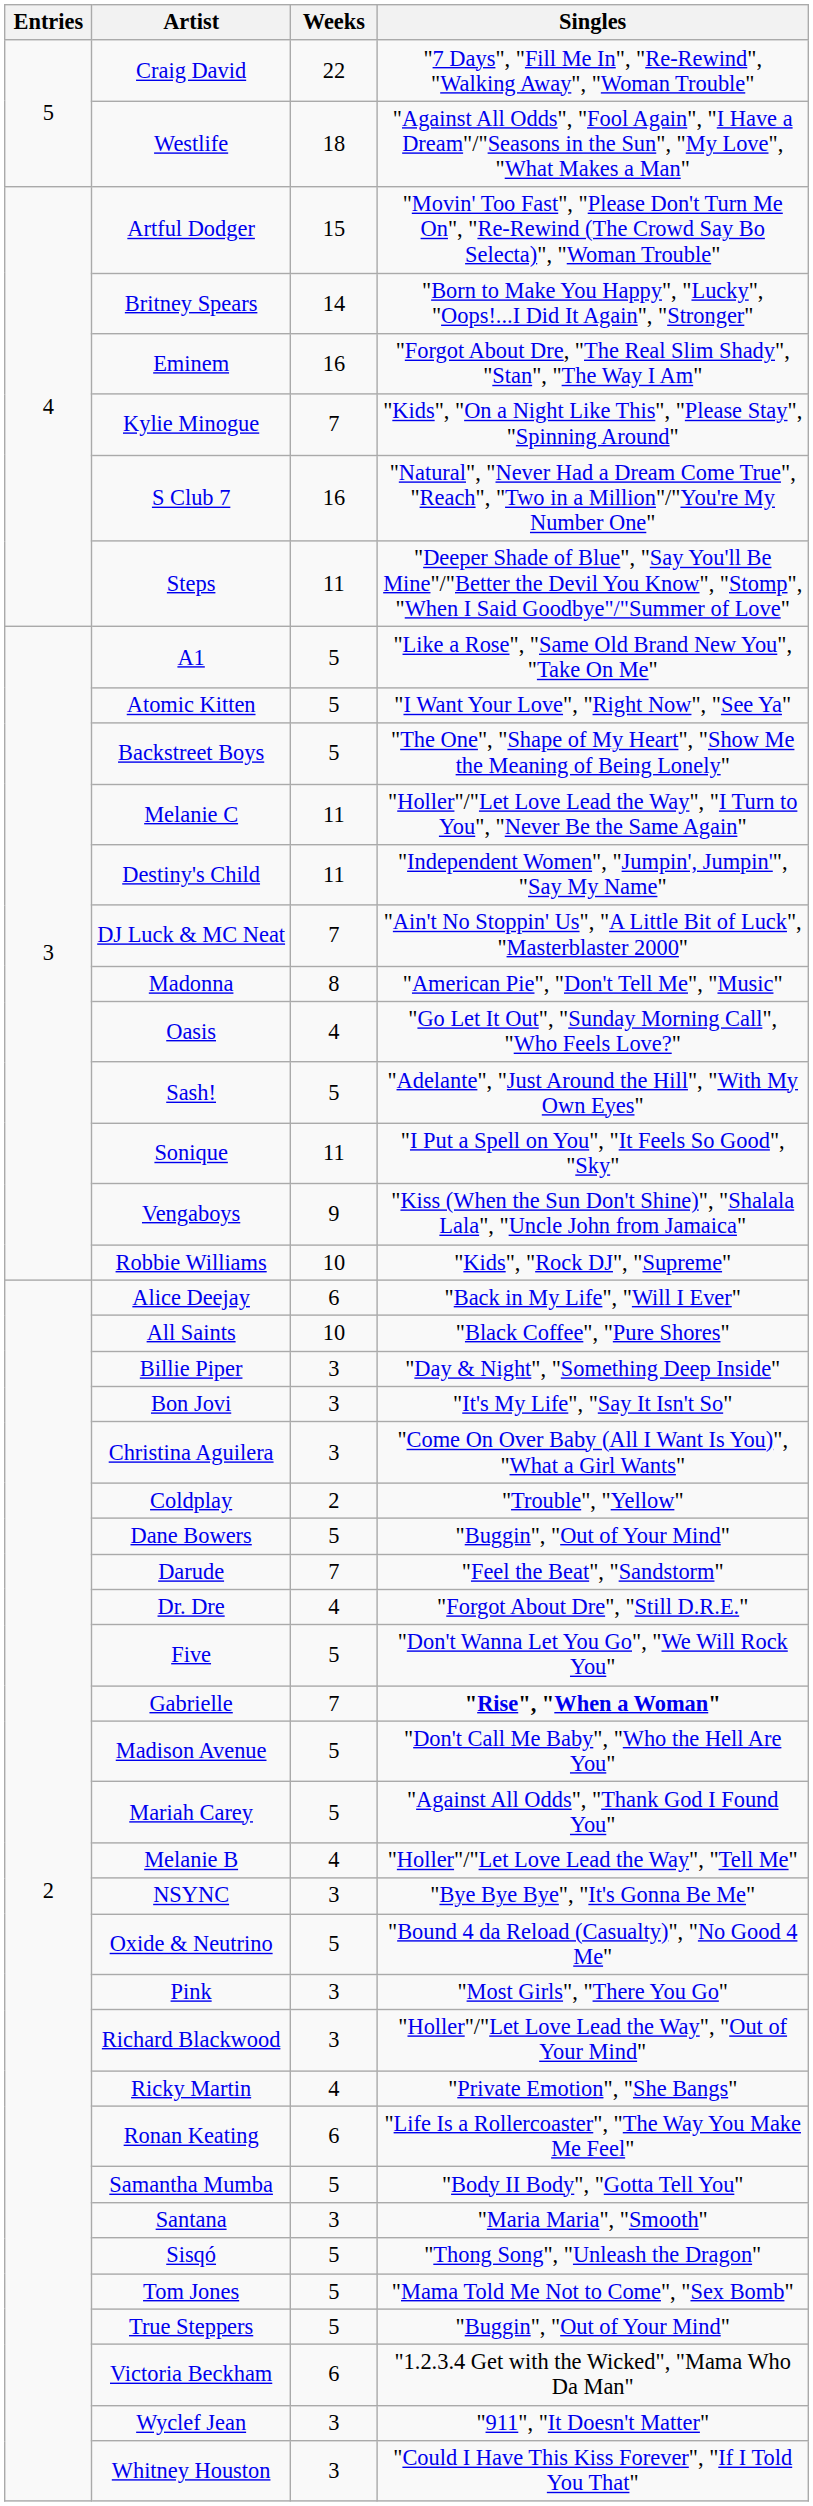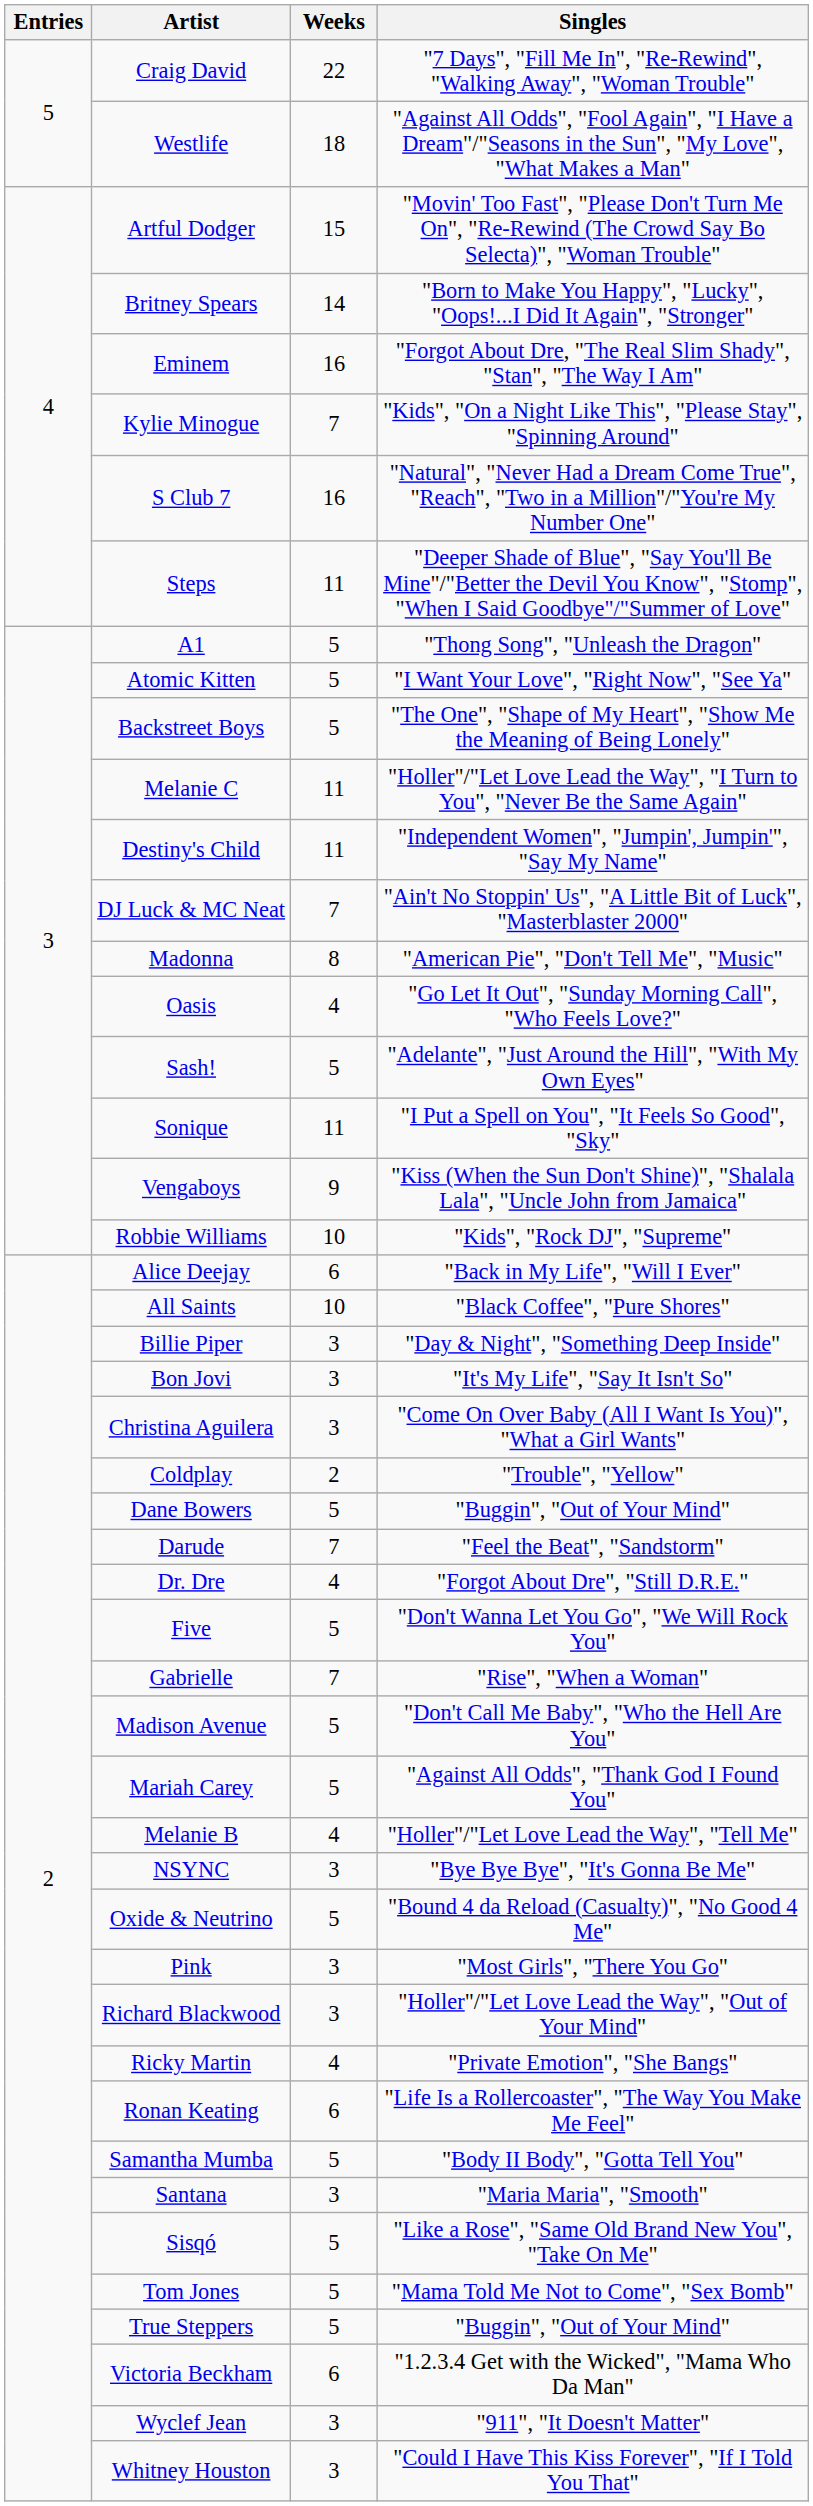(593, 656) "Like a Rose", "Same Old Brand New You", "Take On Me" -> (593, 644) "Thong Song", "Unleash the Dragon"
(593, 1703) bold -> (593, 1677) normal
(593, 2255) "Thong Song", "Unleash the Dragon" -> (593, 2242) "Like a Rose", "Same Old Brand New You", "Take On Me"
